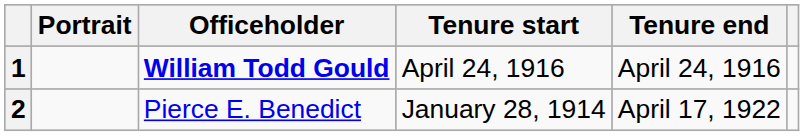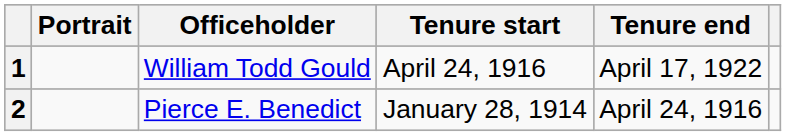(267, 67) bold -> (257, 67) normal
(699, 67) April 24, 1916 -> (681, 67) April 17, 1922
(699, 109) April 17, 1922 -> (681, 109) April 24, 1916
